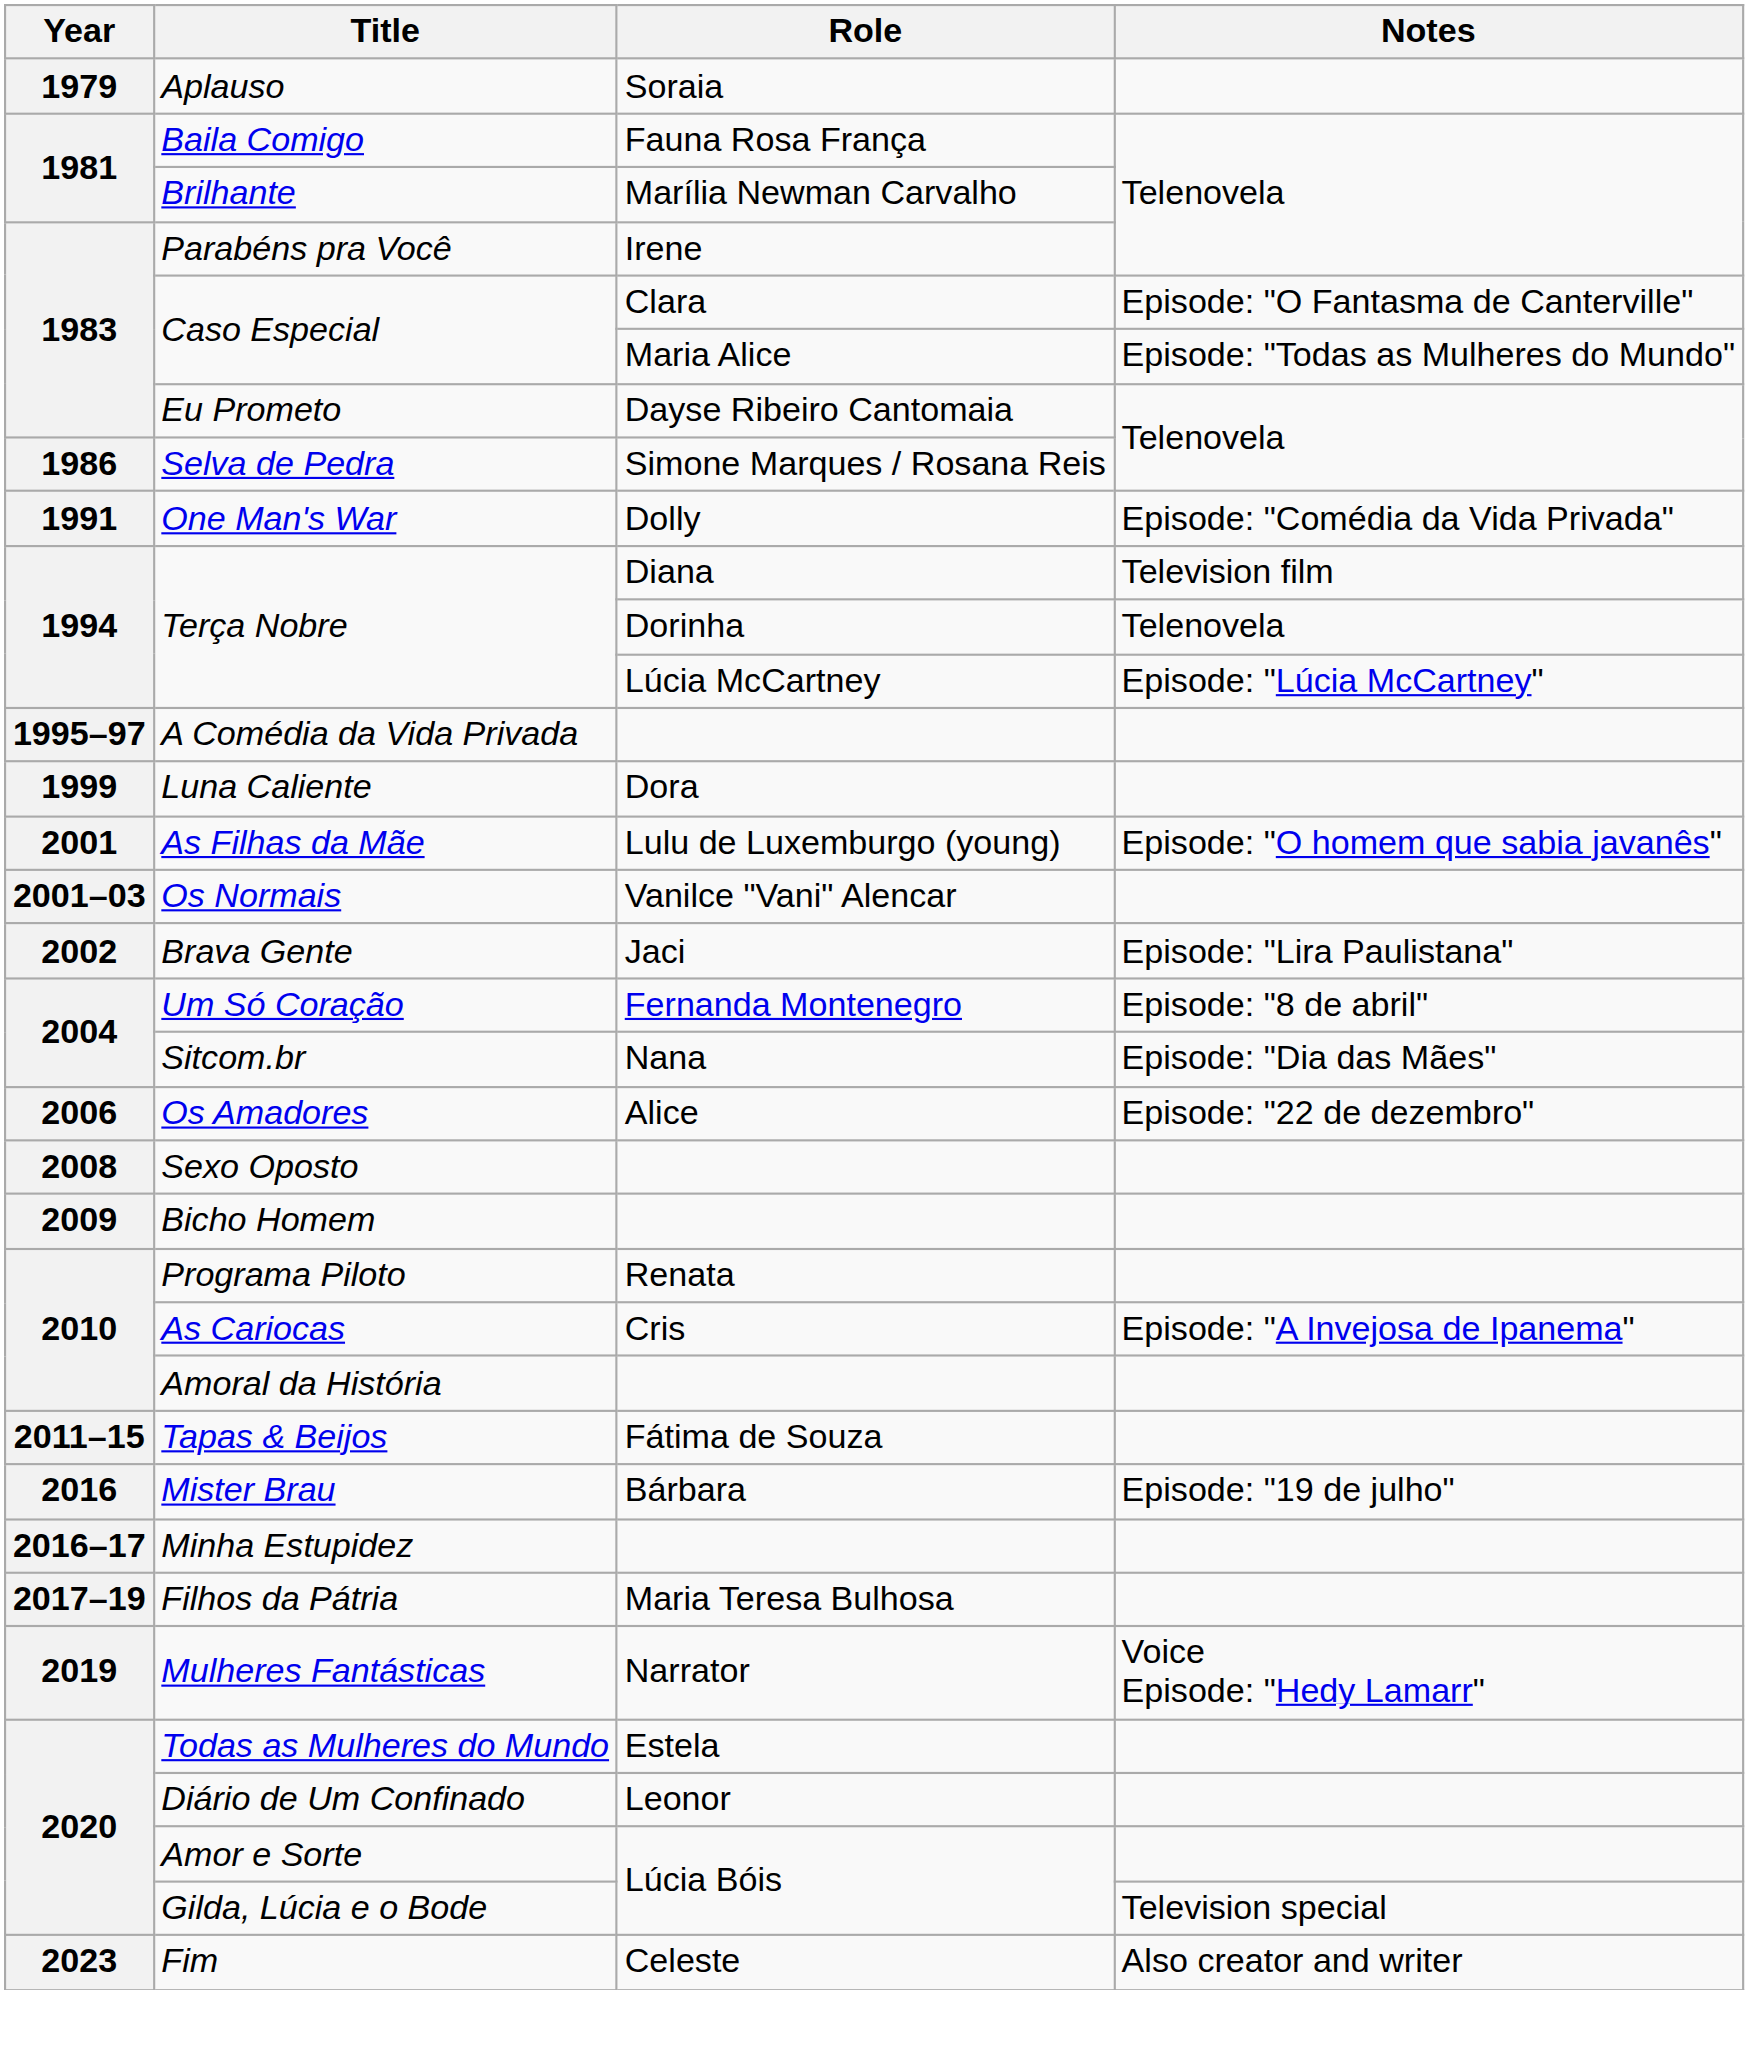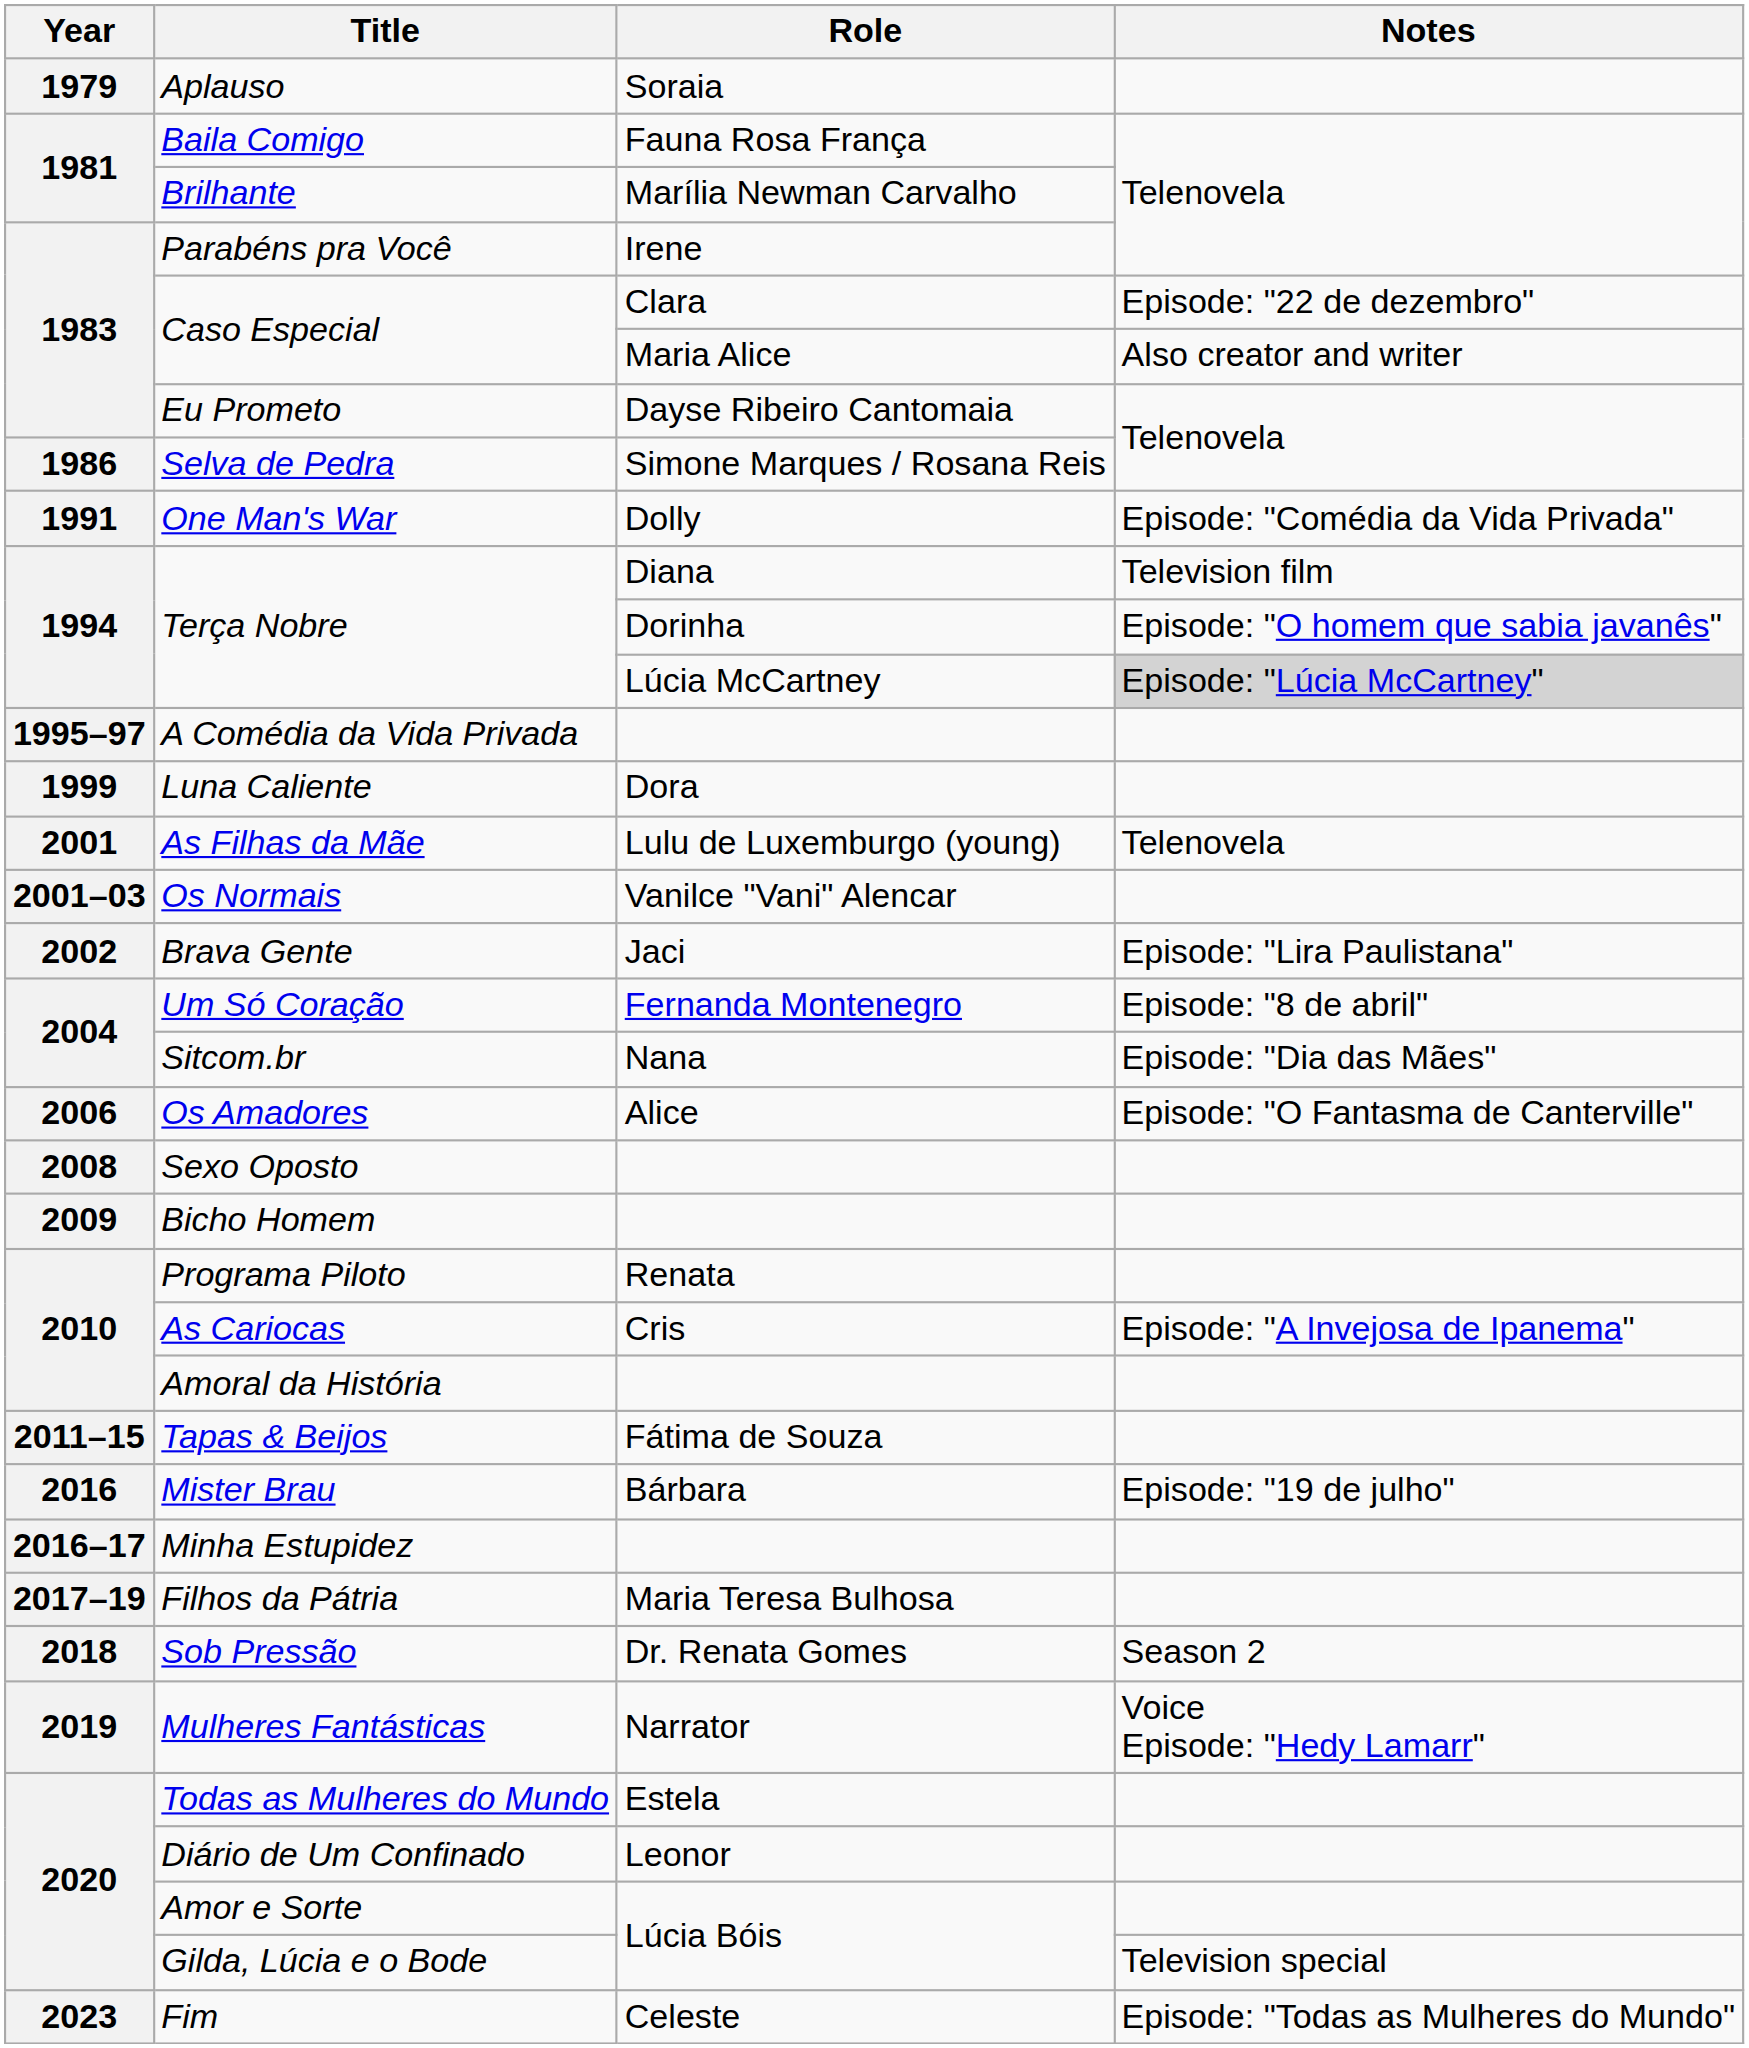(1407, 301) Episode: "O Fantasma de Canterville" -> (1328, 301) Episode: "22 de dezembro"
(1428, 355) Episode: "Todas as Mulheres do Mundo" -> (1292, 355) Also creator and writer
(1203, 626) Telenovela -> (1422, 626) Episode: "O homem que sabia javanês"
(1333, 680) no background -> (1333, 680) lightgrey background
(1422, 842) Episode: "O homem que sabia javanês" -> (1203, 842) Telenovela
(1328, 1112) Episode: "22 de dezembro" -> (1407, 1112) Episode: "O Fantasma de Canterville"
+ row: (259, 1652)
(1292, 1961) Also creator and writer -> (1428, 2015) Episode: "Todas as Mulheres do Mundo"
